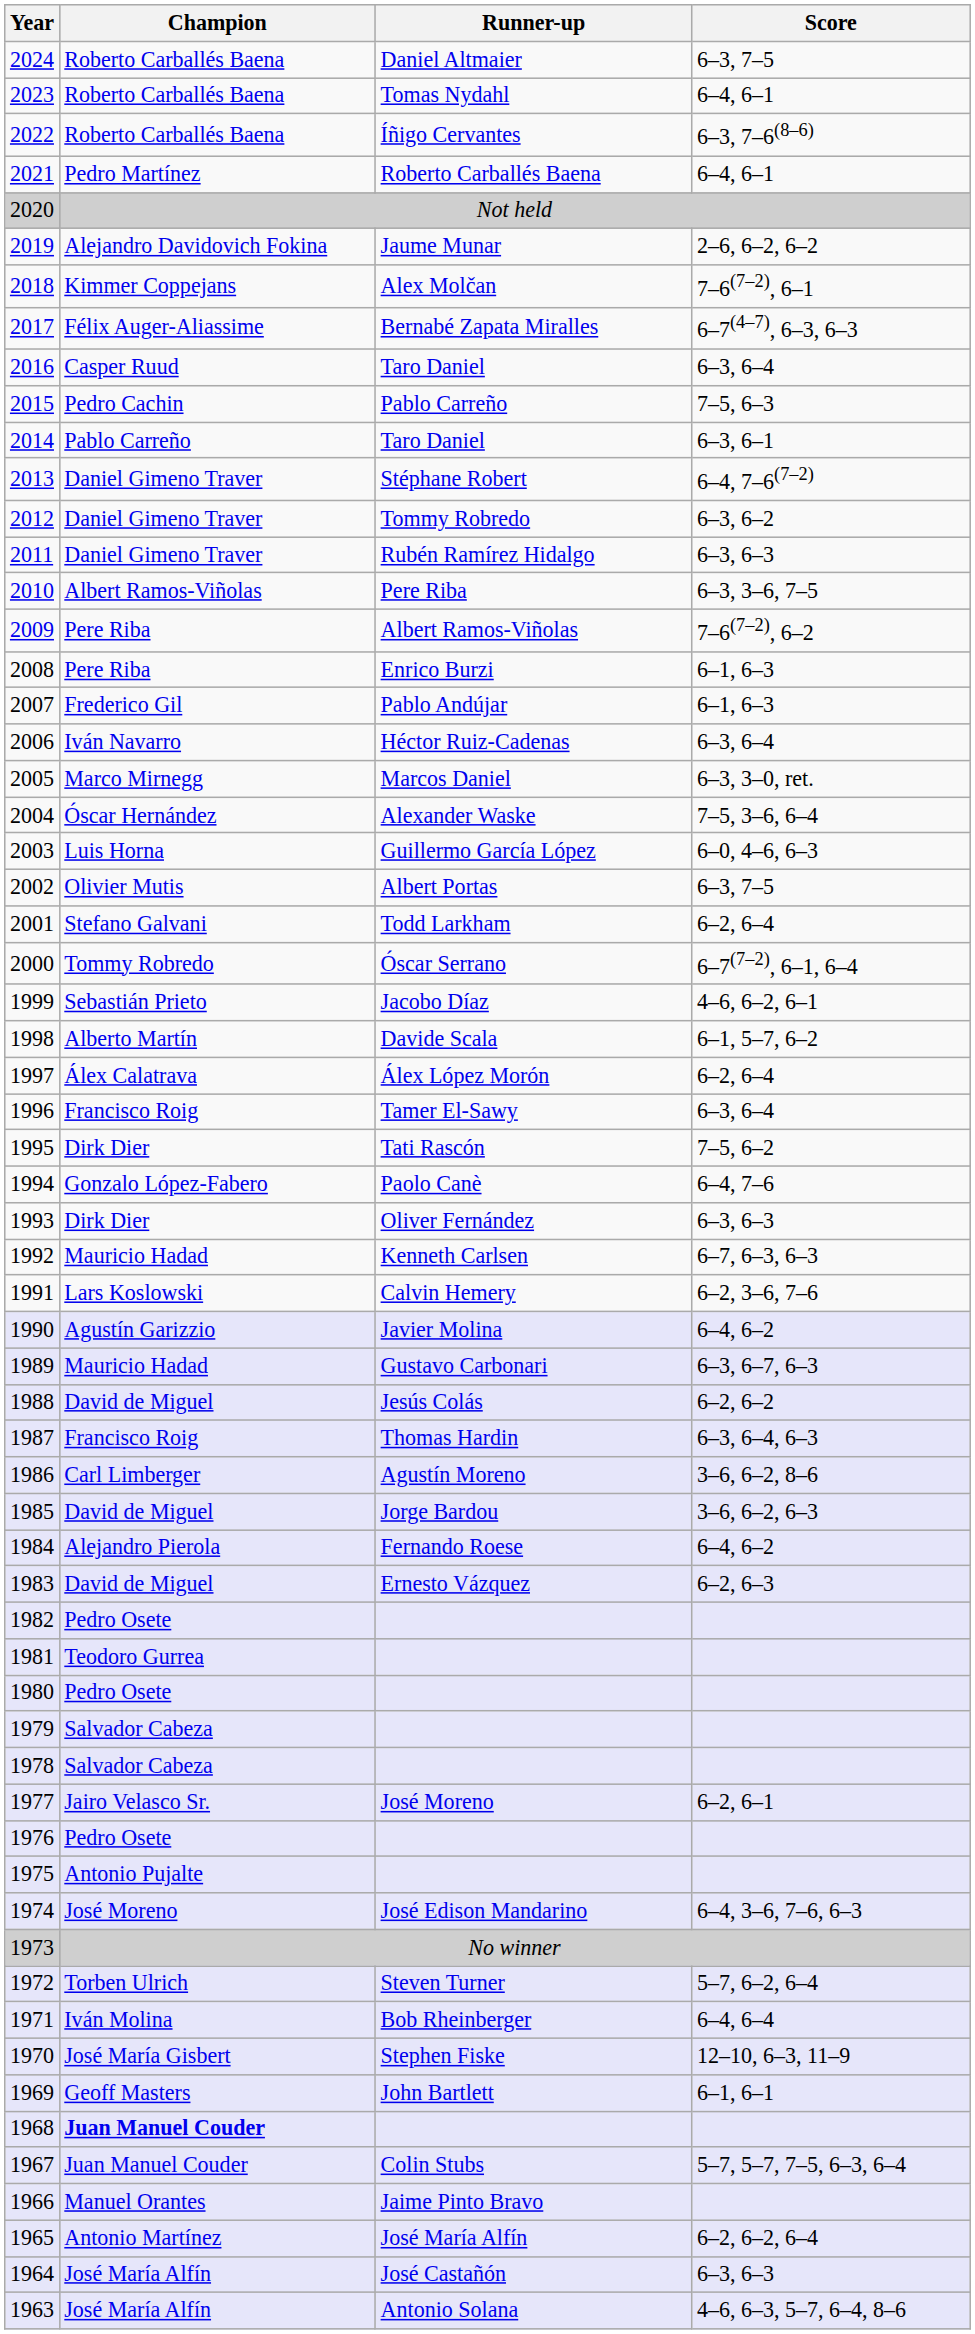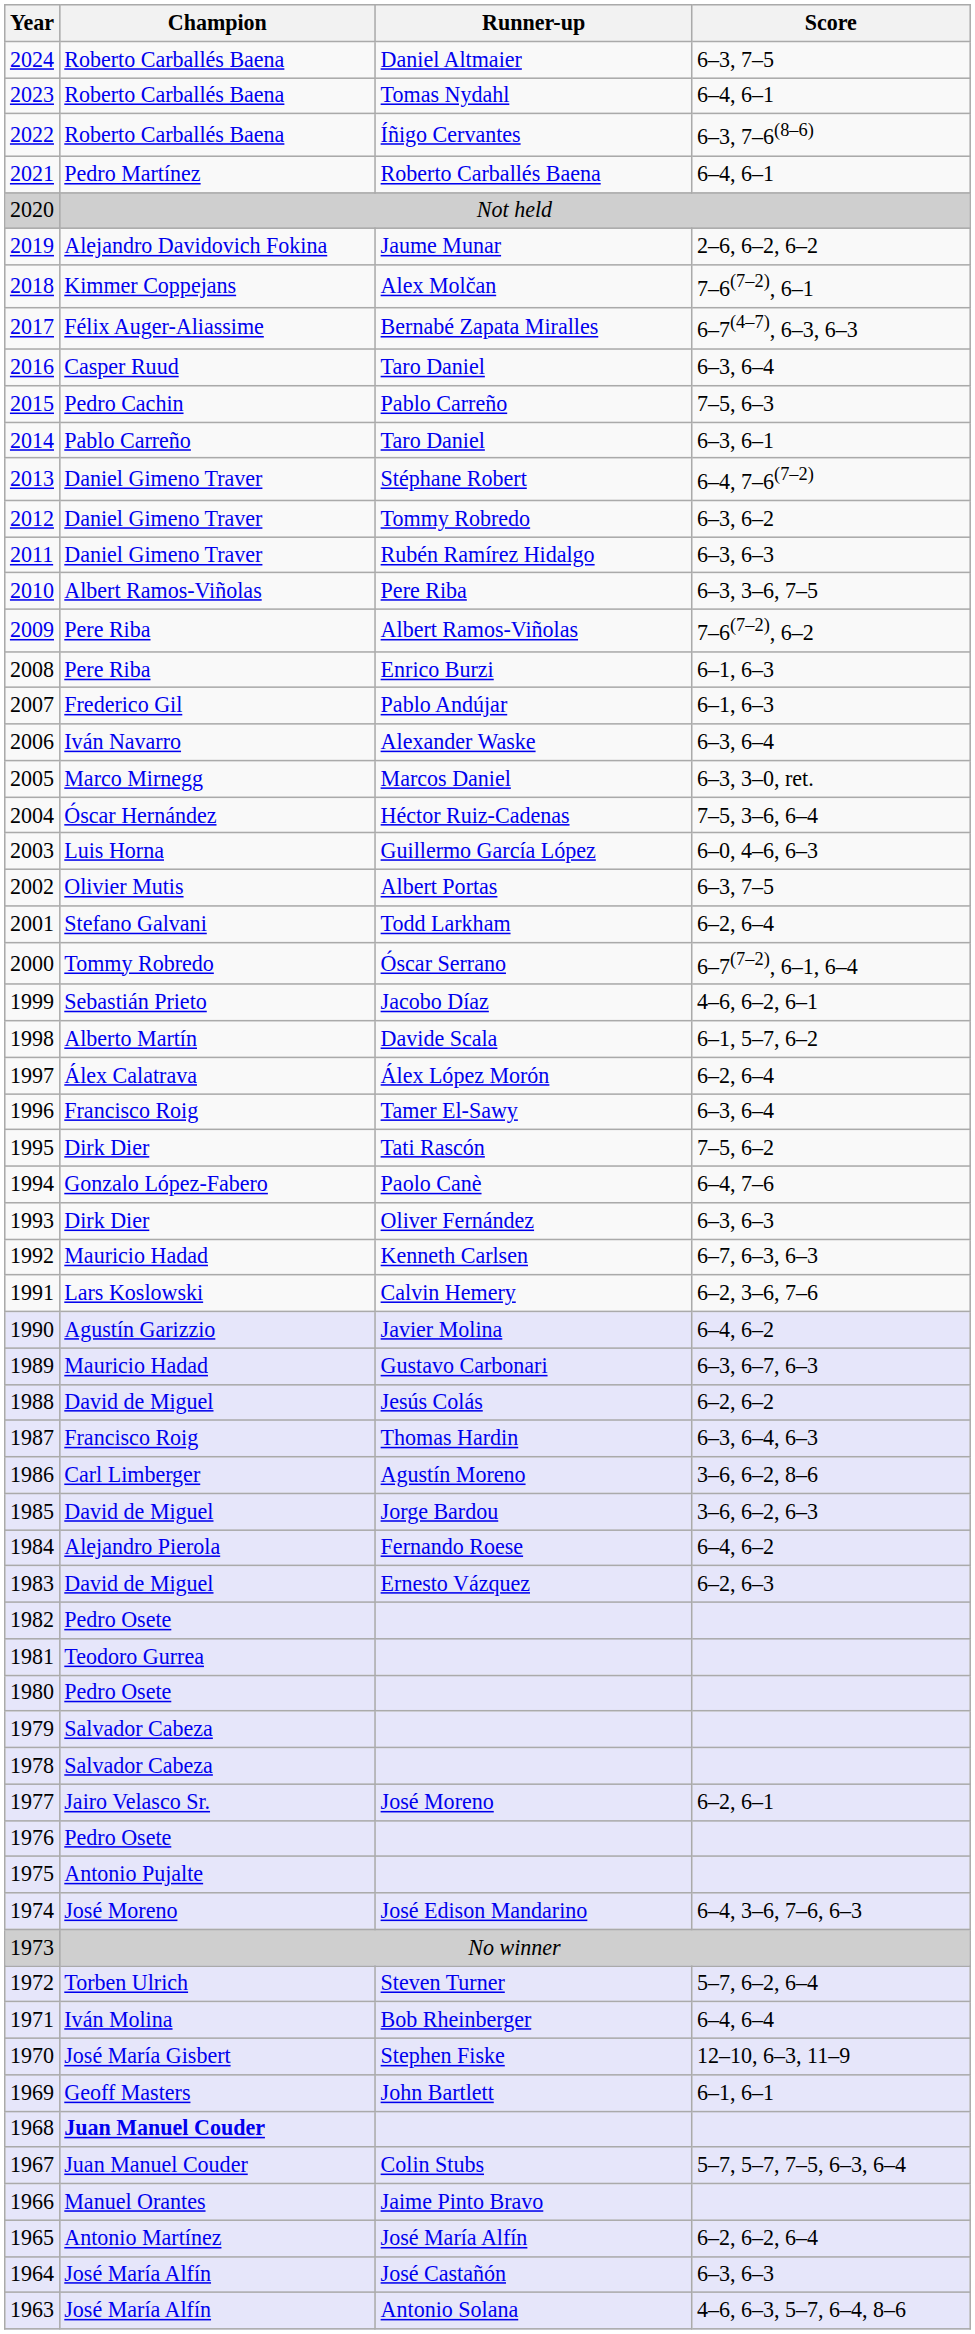(475, 742) Héctor Ruiz-Cadenas -> (458, 742) Alexander Waske
(458, 815) Alexander Waske -> (475, 815) Héctor Ruiz-Cadenas
